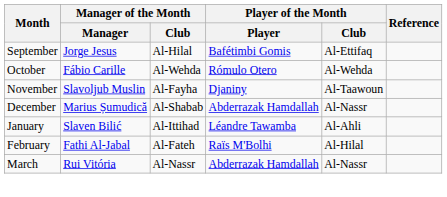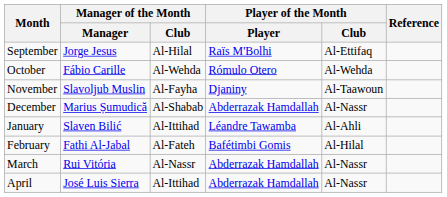(250, 51) Bafétimbi Gomis -> (240, 51) Raïs M'Bolhi
(240, 145) Raïs M'Bolhi -> (250, 145) Bafétimbi Gomis
+ row: (20, 182)
